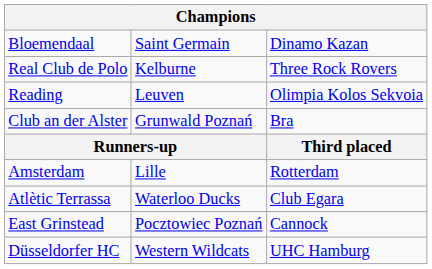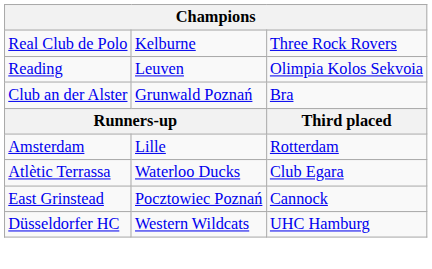- row: (51, 43)
